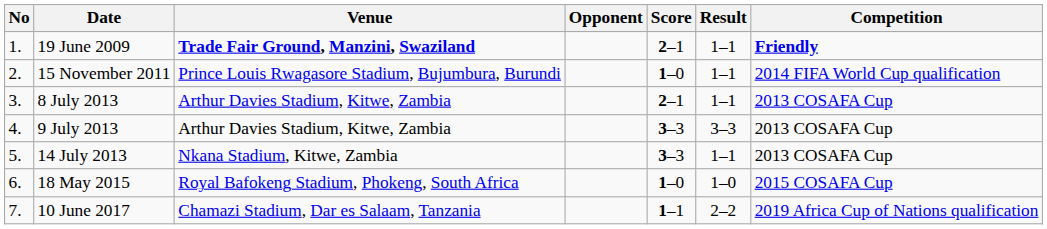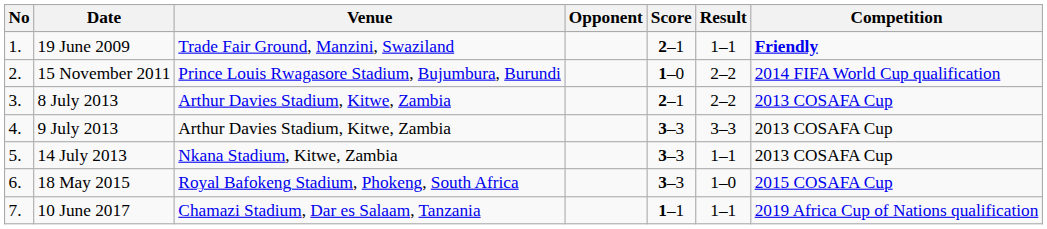(327, 45) bold -> (316, 45) normal
(723, 73) 1–1 -> (723, 73) 2–2
(723, 100) 1–1 -> (723, 100) 2–2
(671, 182) 1–0 -> (671, 182) 3–3
(723, 210) 2–2 -> (723, 210) 1–1
